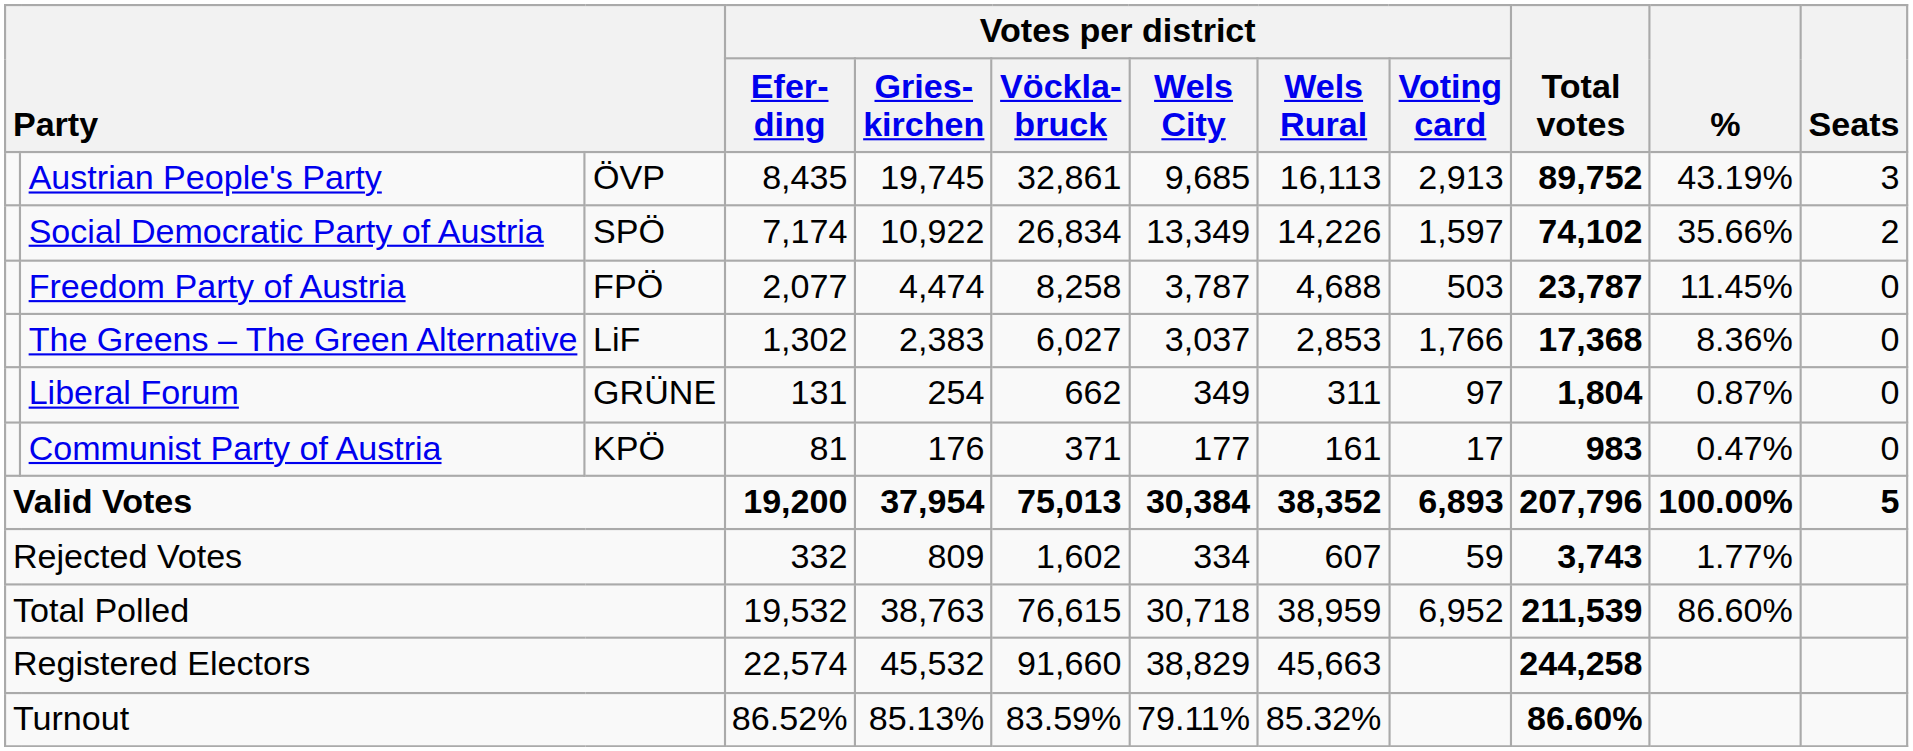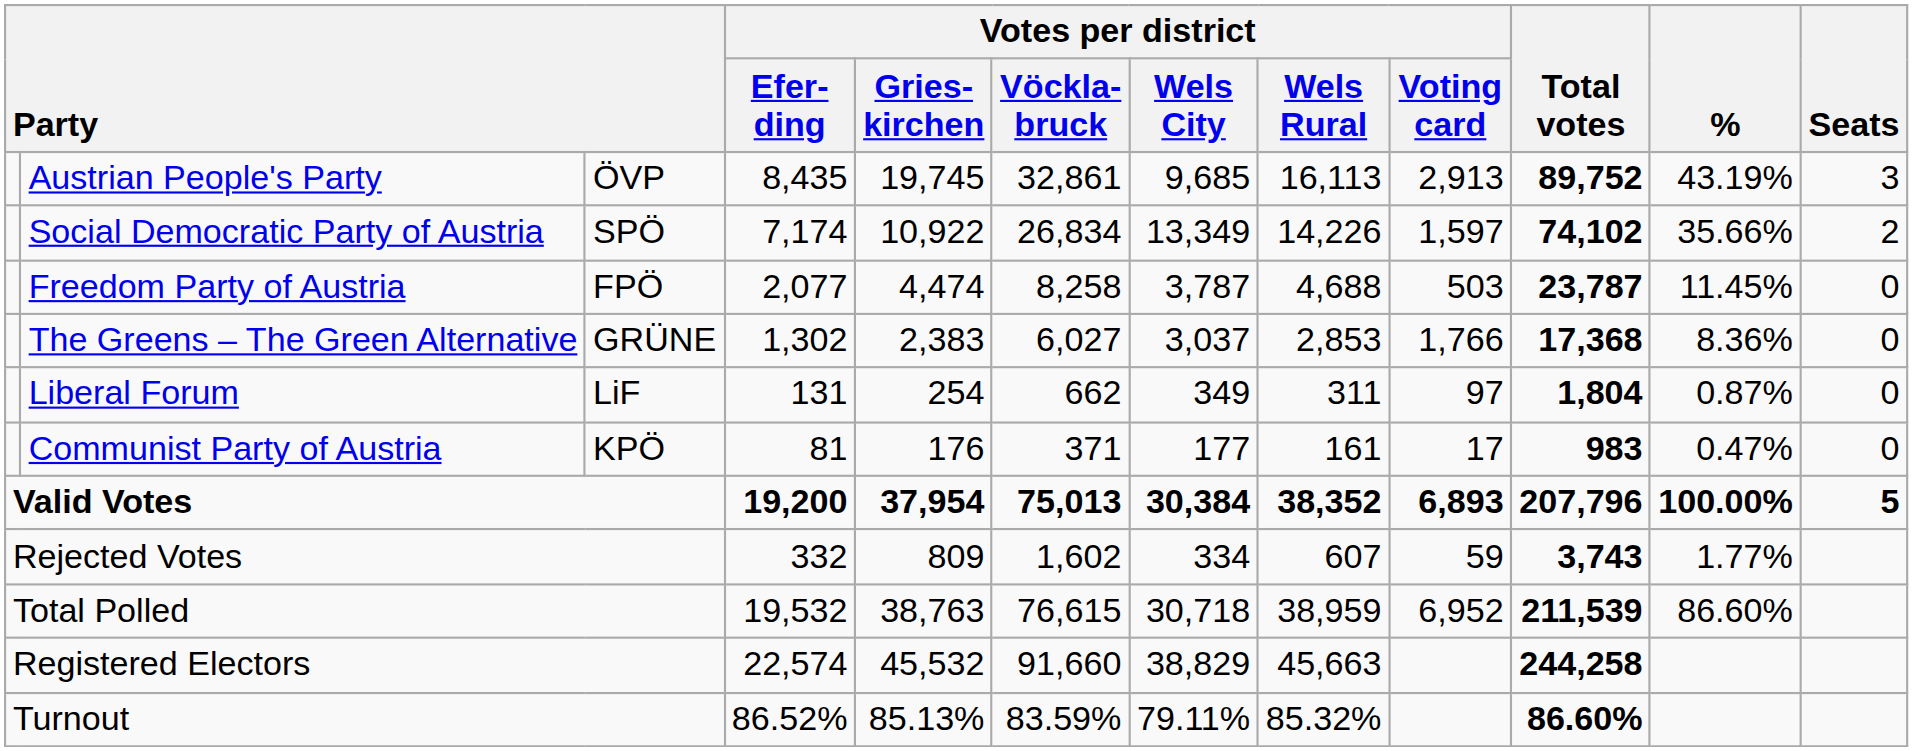(617, 340) LiF -> (655, 340) GRÜNE
(655, 394) GRÜNE -> (617, 394) LiF
